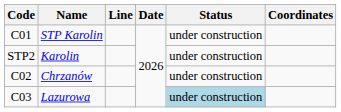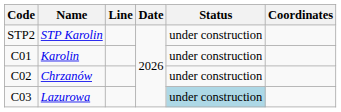(21, 35) C01 -> (21, 35) STP2
(21, 56) STP2 -> (21, 56) C01
